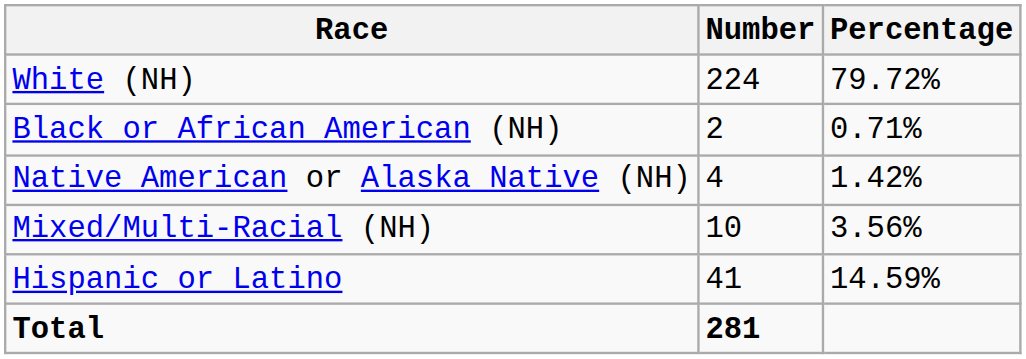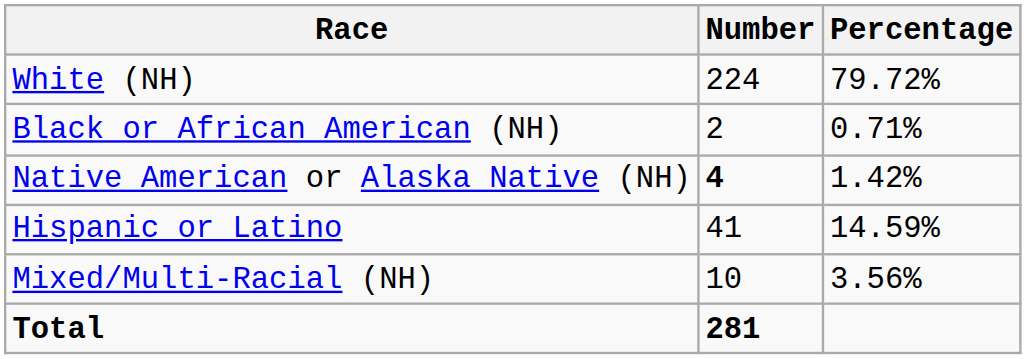(715, 179) normal -> (715, 179) bold
rows swapped: (223, 229) <-> (177, 279)
